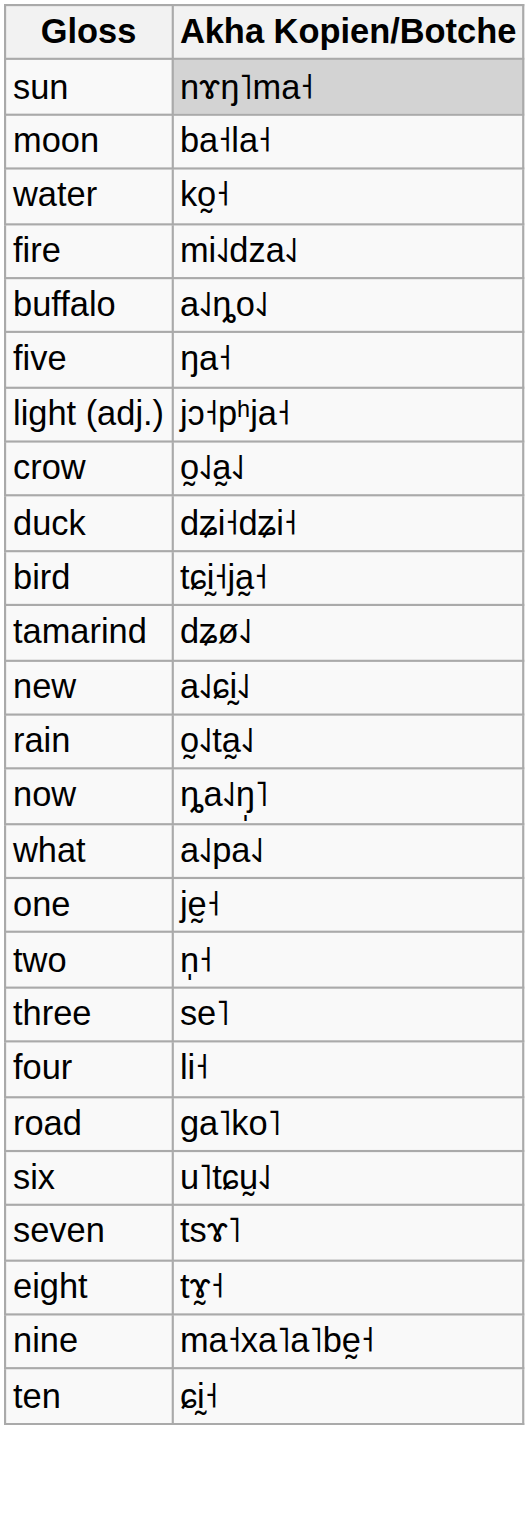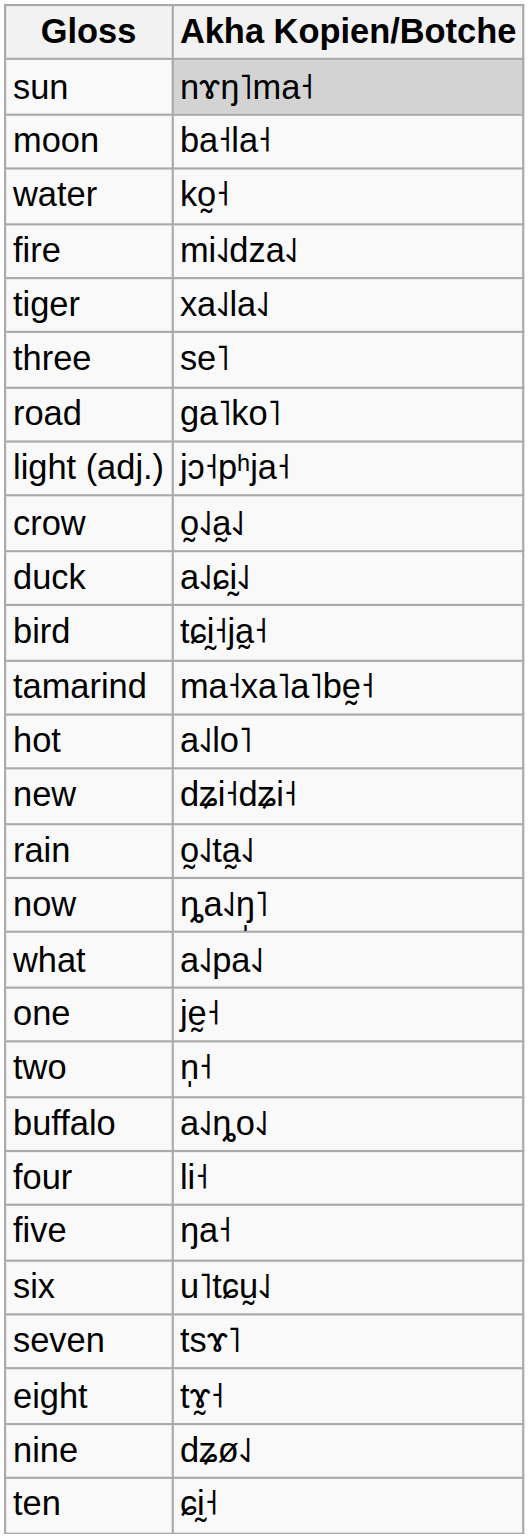+ row: (46, 304)
rows swapped: (64, 304) <-> (52, 1013)
rows swapped: (47, 1122) <-> (40, 359)
(238, 522) dʑi˧dʑi˧ -> (215, 577) a˨˩ɕḭ˨˩
(216, 631) dʑø˨˩ -> (277, 686) ma˧xa˥a˥bḛ˧
+ row: (37, 741)
(215, 686) a˨˩ɕḭ˨˩ -> (238, 795) dʑi˧dʑi˧
(277, 1341) ma˧xa˥a˥bḛ˧ -> (216, 1450) dʑø˨˩
